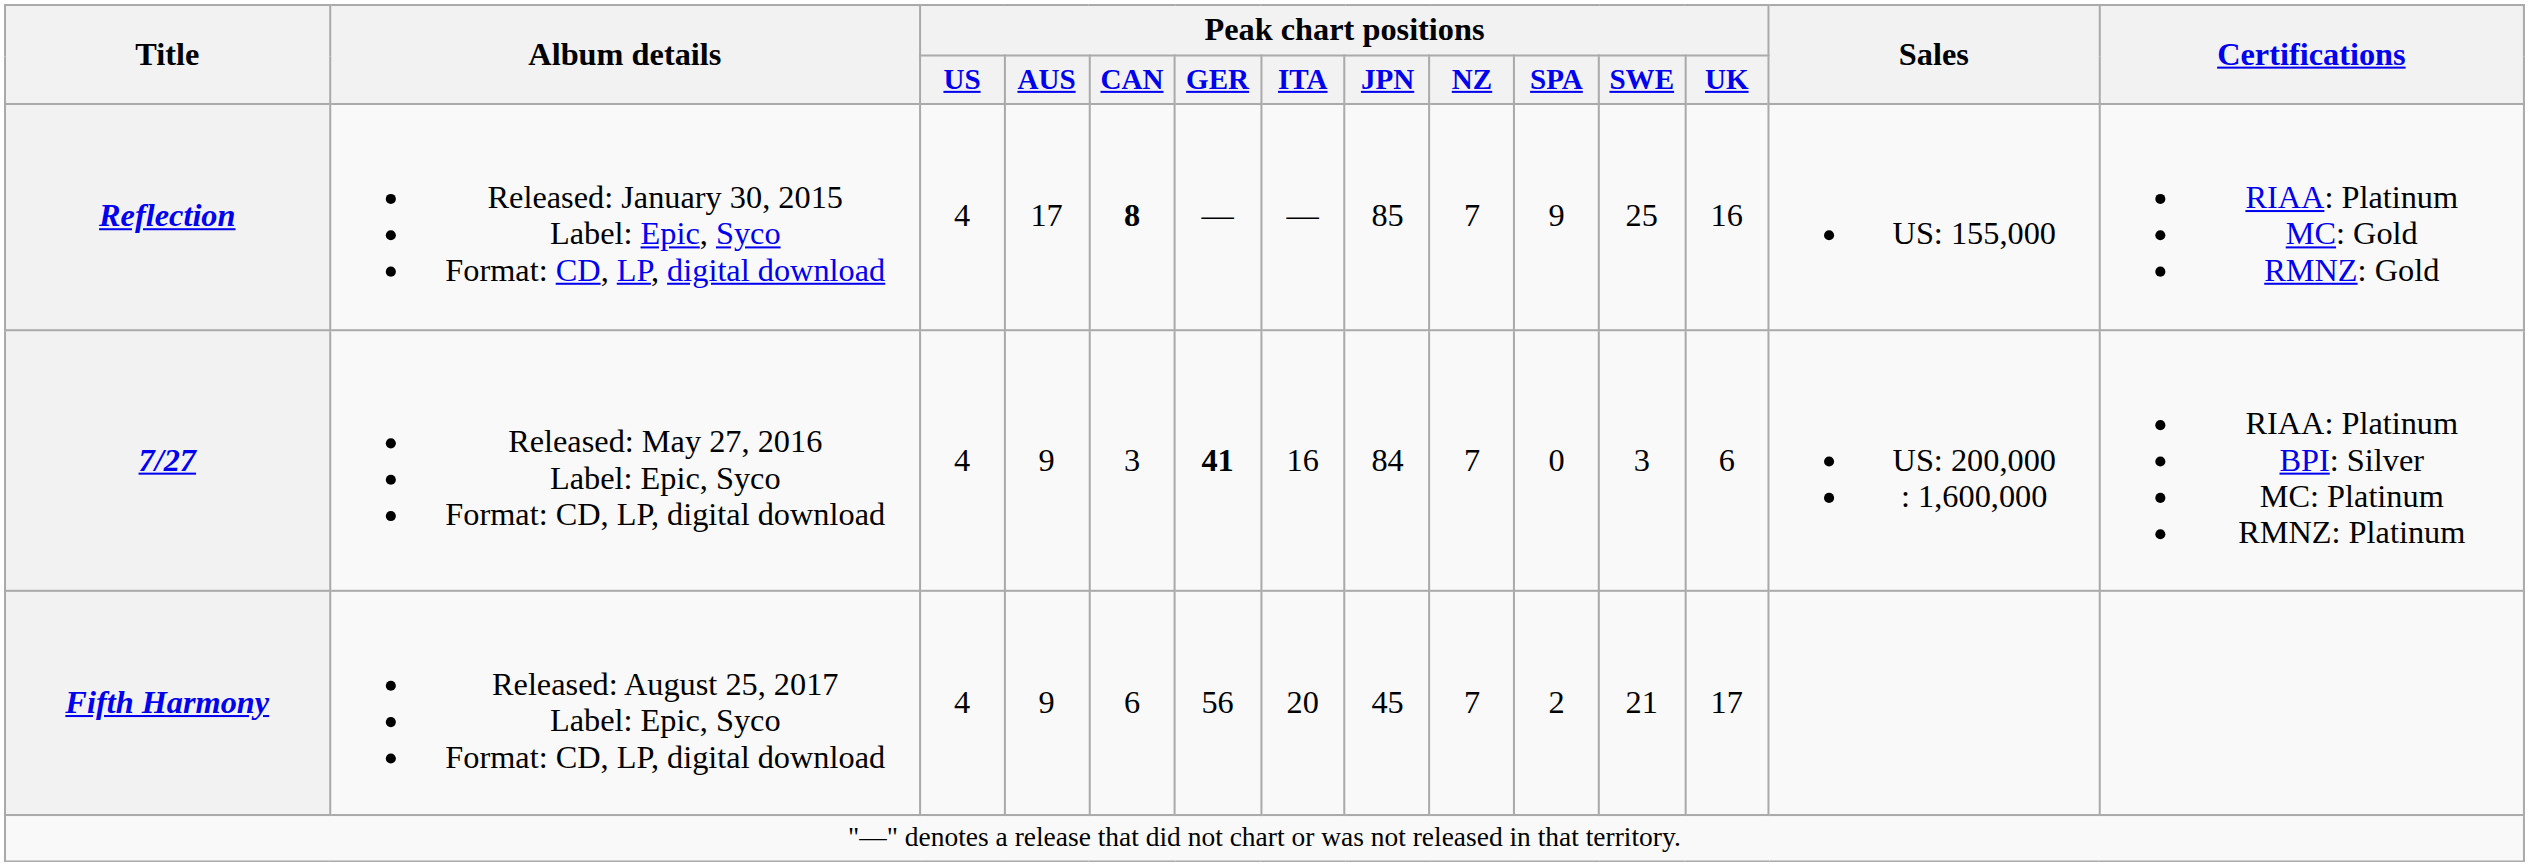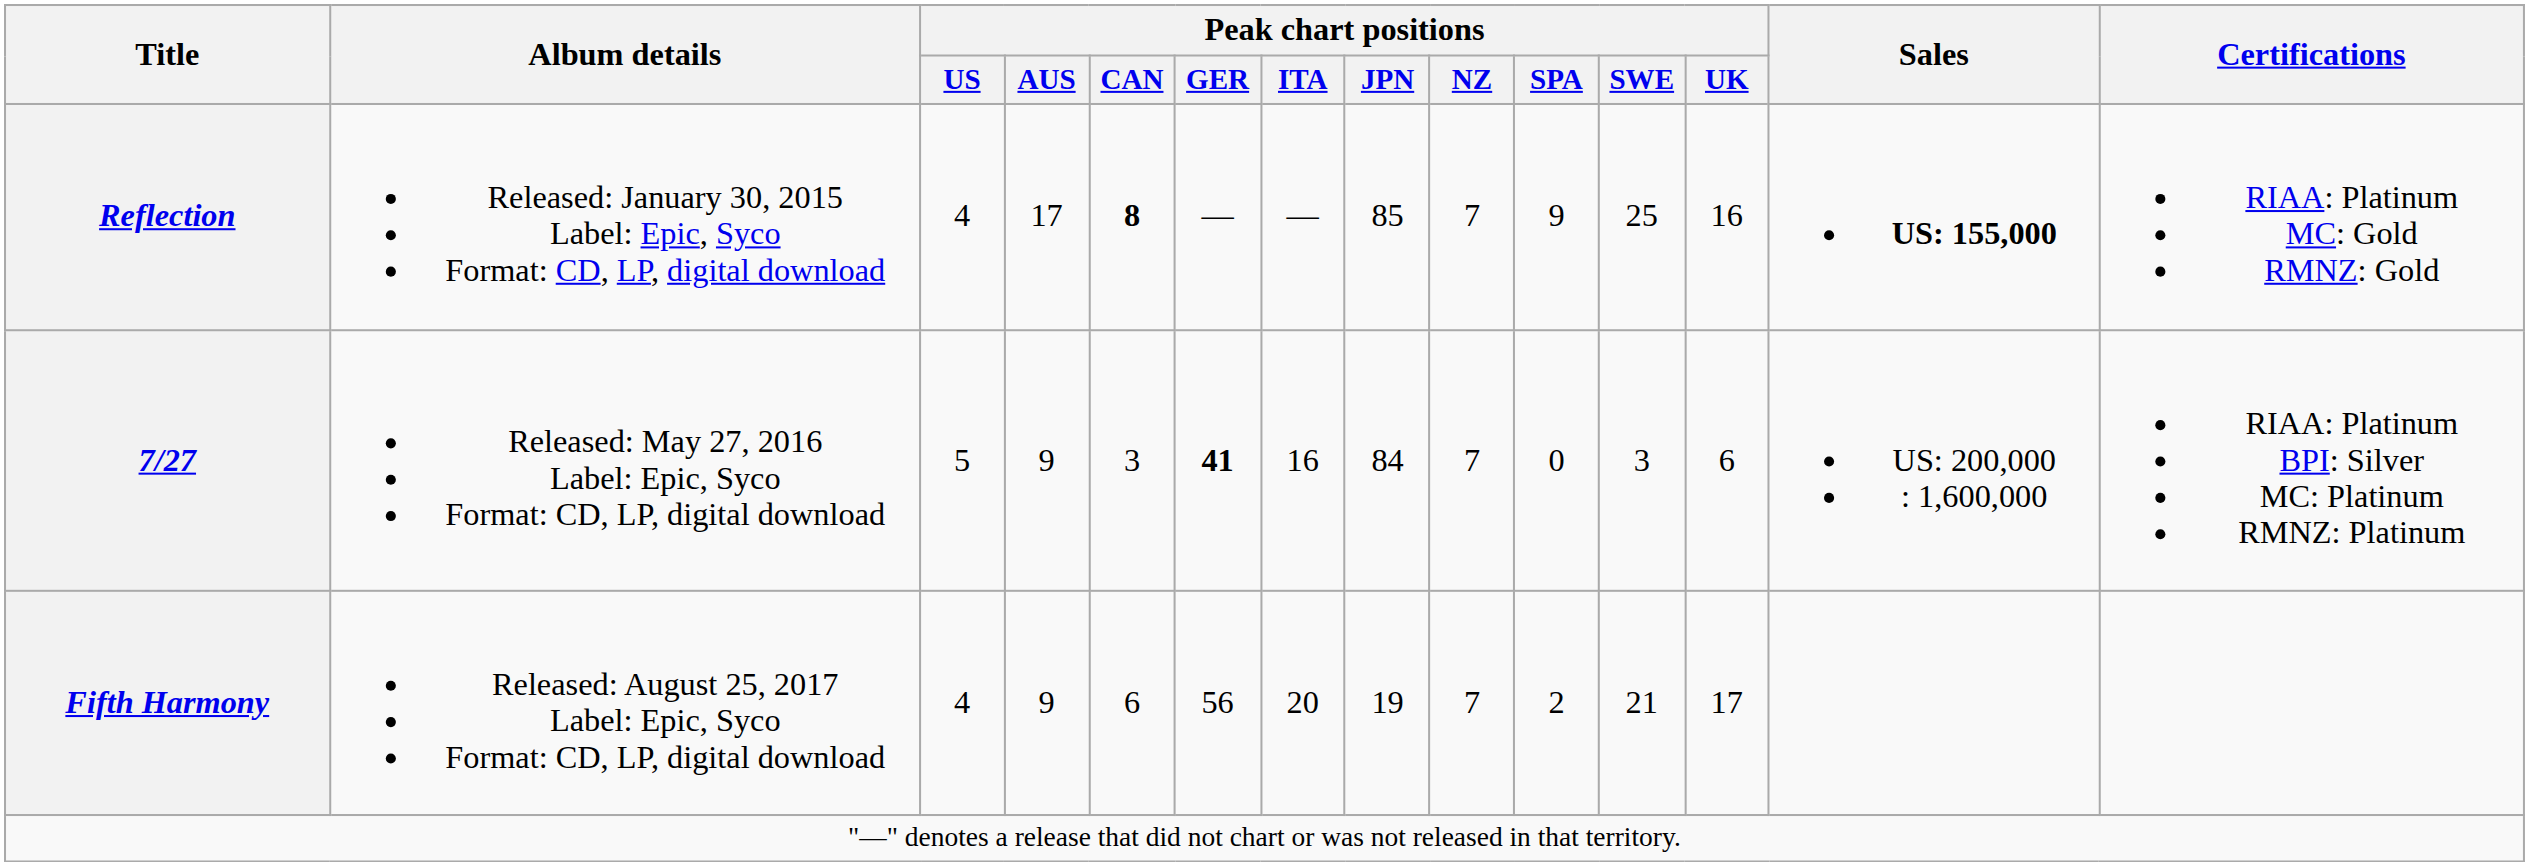(1934, 235) normal -> (1934, 235) bold
(962, 459) 4 -> (962, 459) 5
(1388, 702) 45 -> (1388, 702) 19
